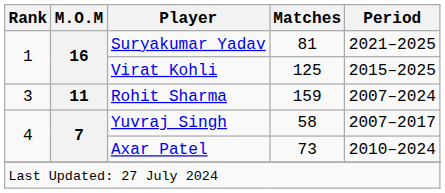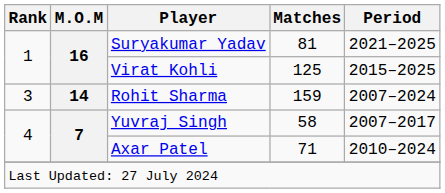(79, 97) 11 -> (79, 97) 14
(307, 149) 73 -> (307, 149) 71
